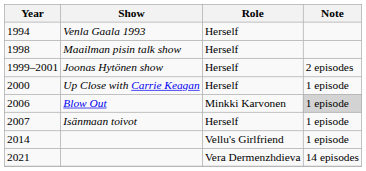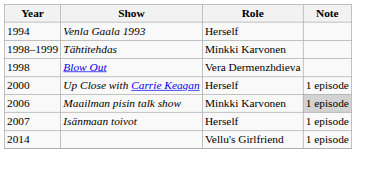+ row: (33, 49)
(122, 49) Maailman pisin talk show -> (85, 67) Blow Out
(222, 49) Herself -> (253, 67) Vera Dermenzhdieva
- row: (33, 67)
(85, 103) Blow Out -> (122, 103) Maailman pisin talk show
- row: (18, 157)
